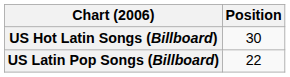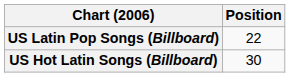rows swapped: (113, 38) <-> (113, 60)
